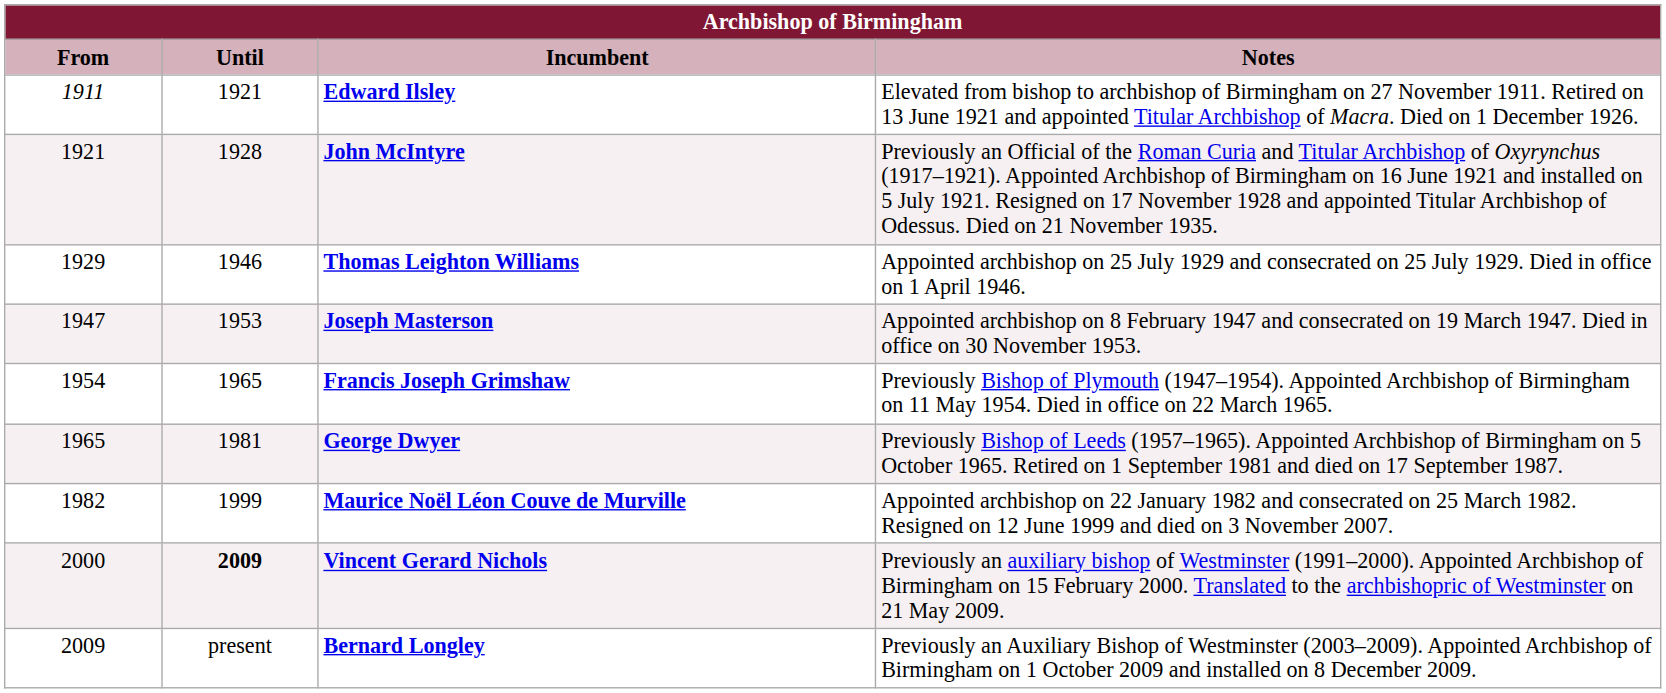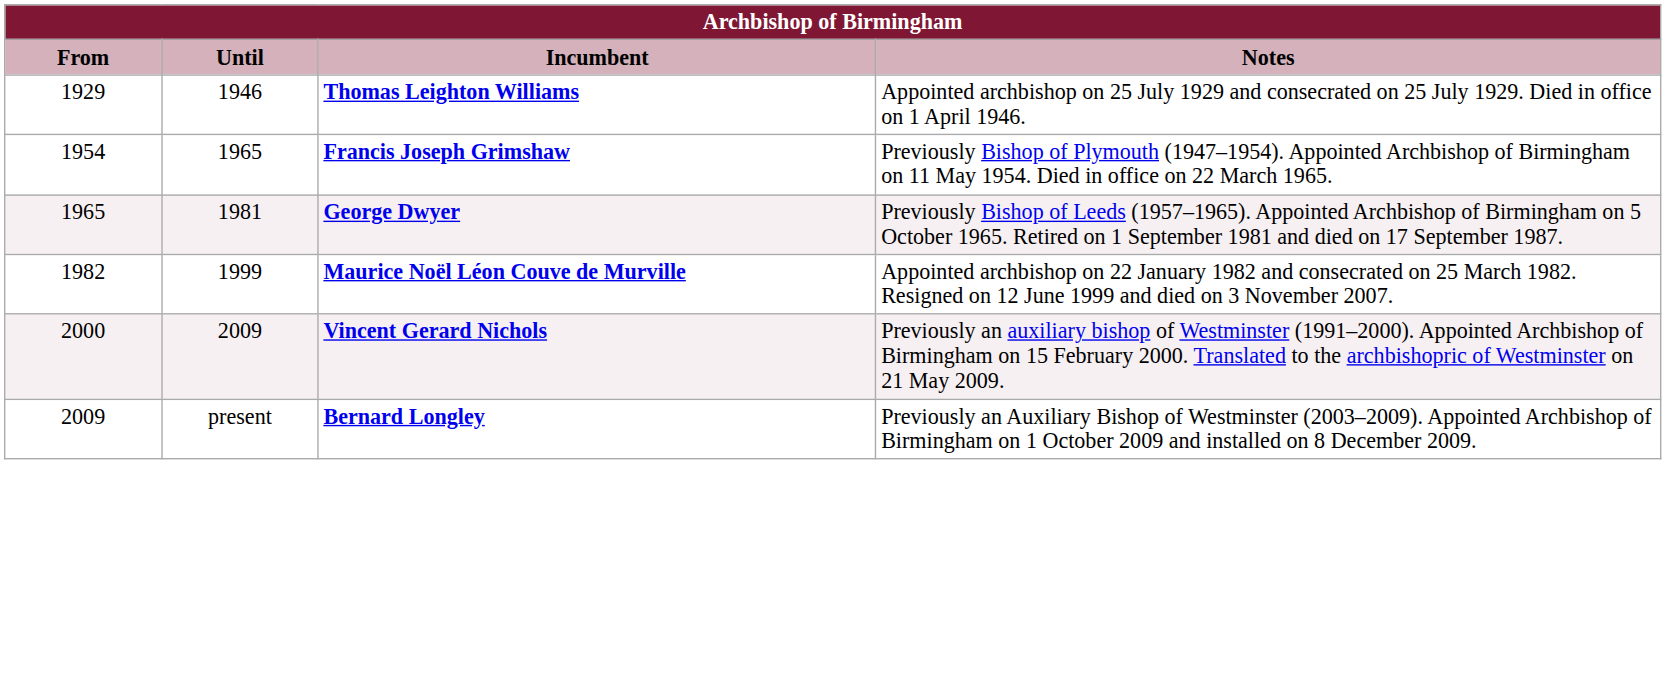- row: (389, 92)
- row: (394, 151)
- row: (408, 321)
(240, 560) bold -> (240, 331) normal
